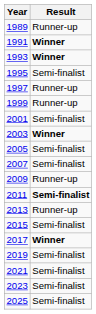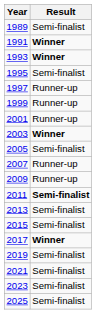(55, 27) Runner-up -> (58, 27) Semi-finalist
(58, 118) Semi-finalist -> (55, 118) Runner-up
(58, 164) Semi-finalist -> (55, 164) Runner-up
(55, 210) Runner-up -> (58, 210) Semi-finalist
